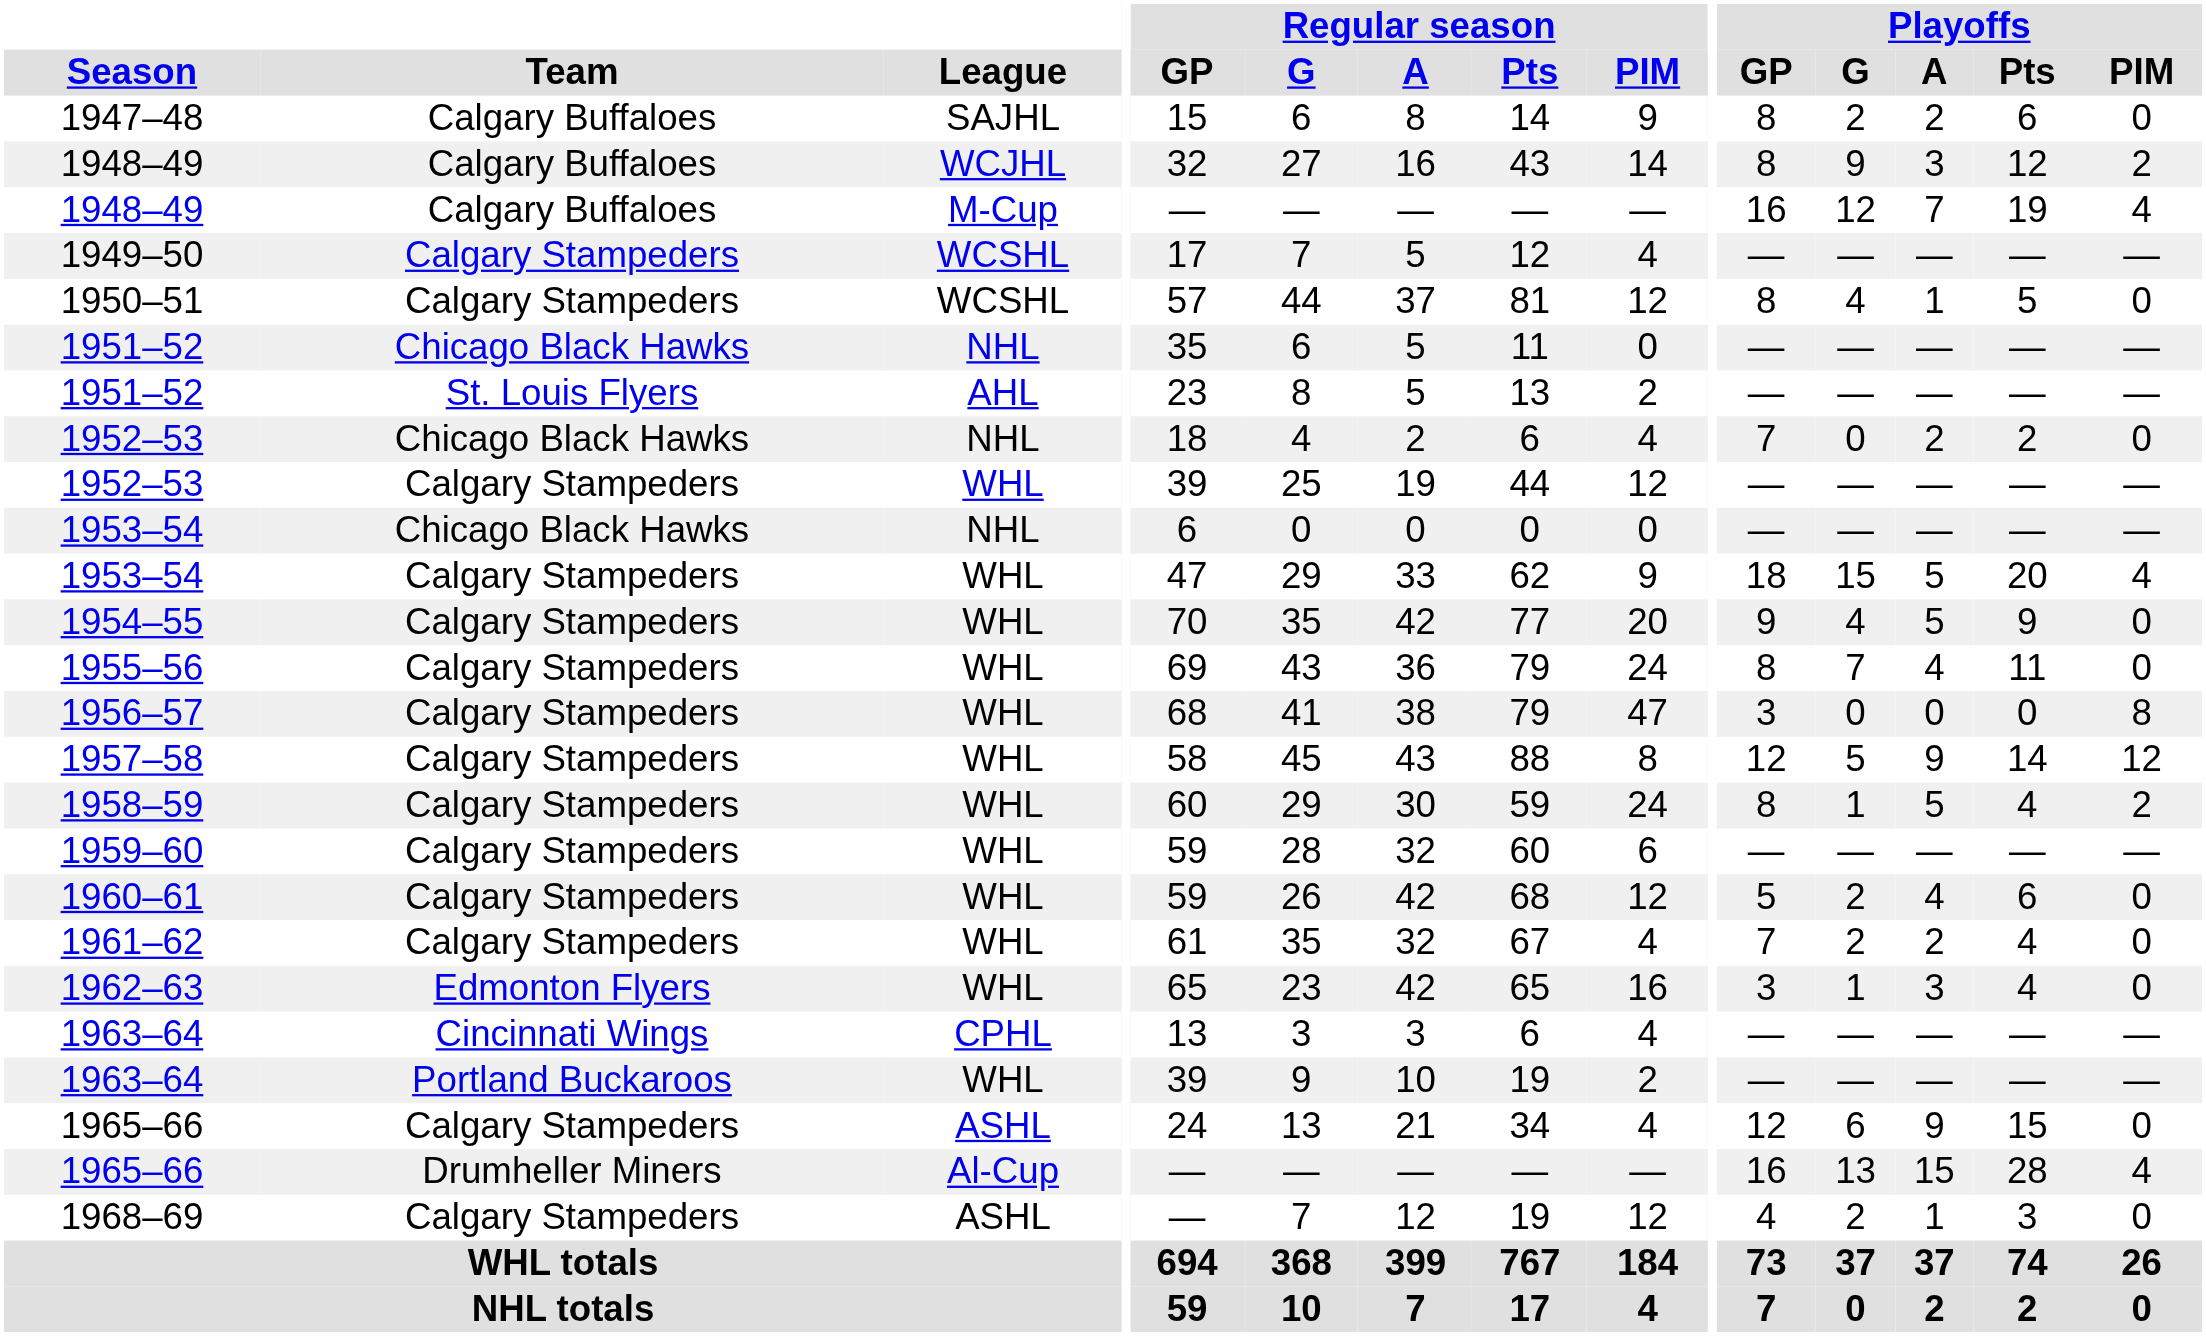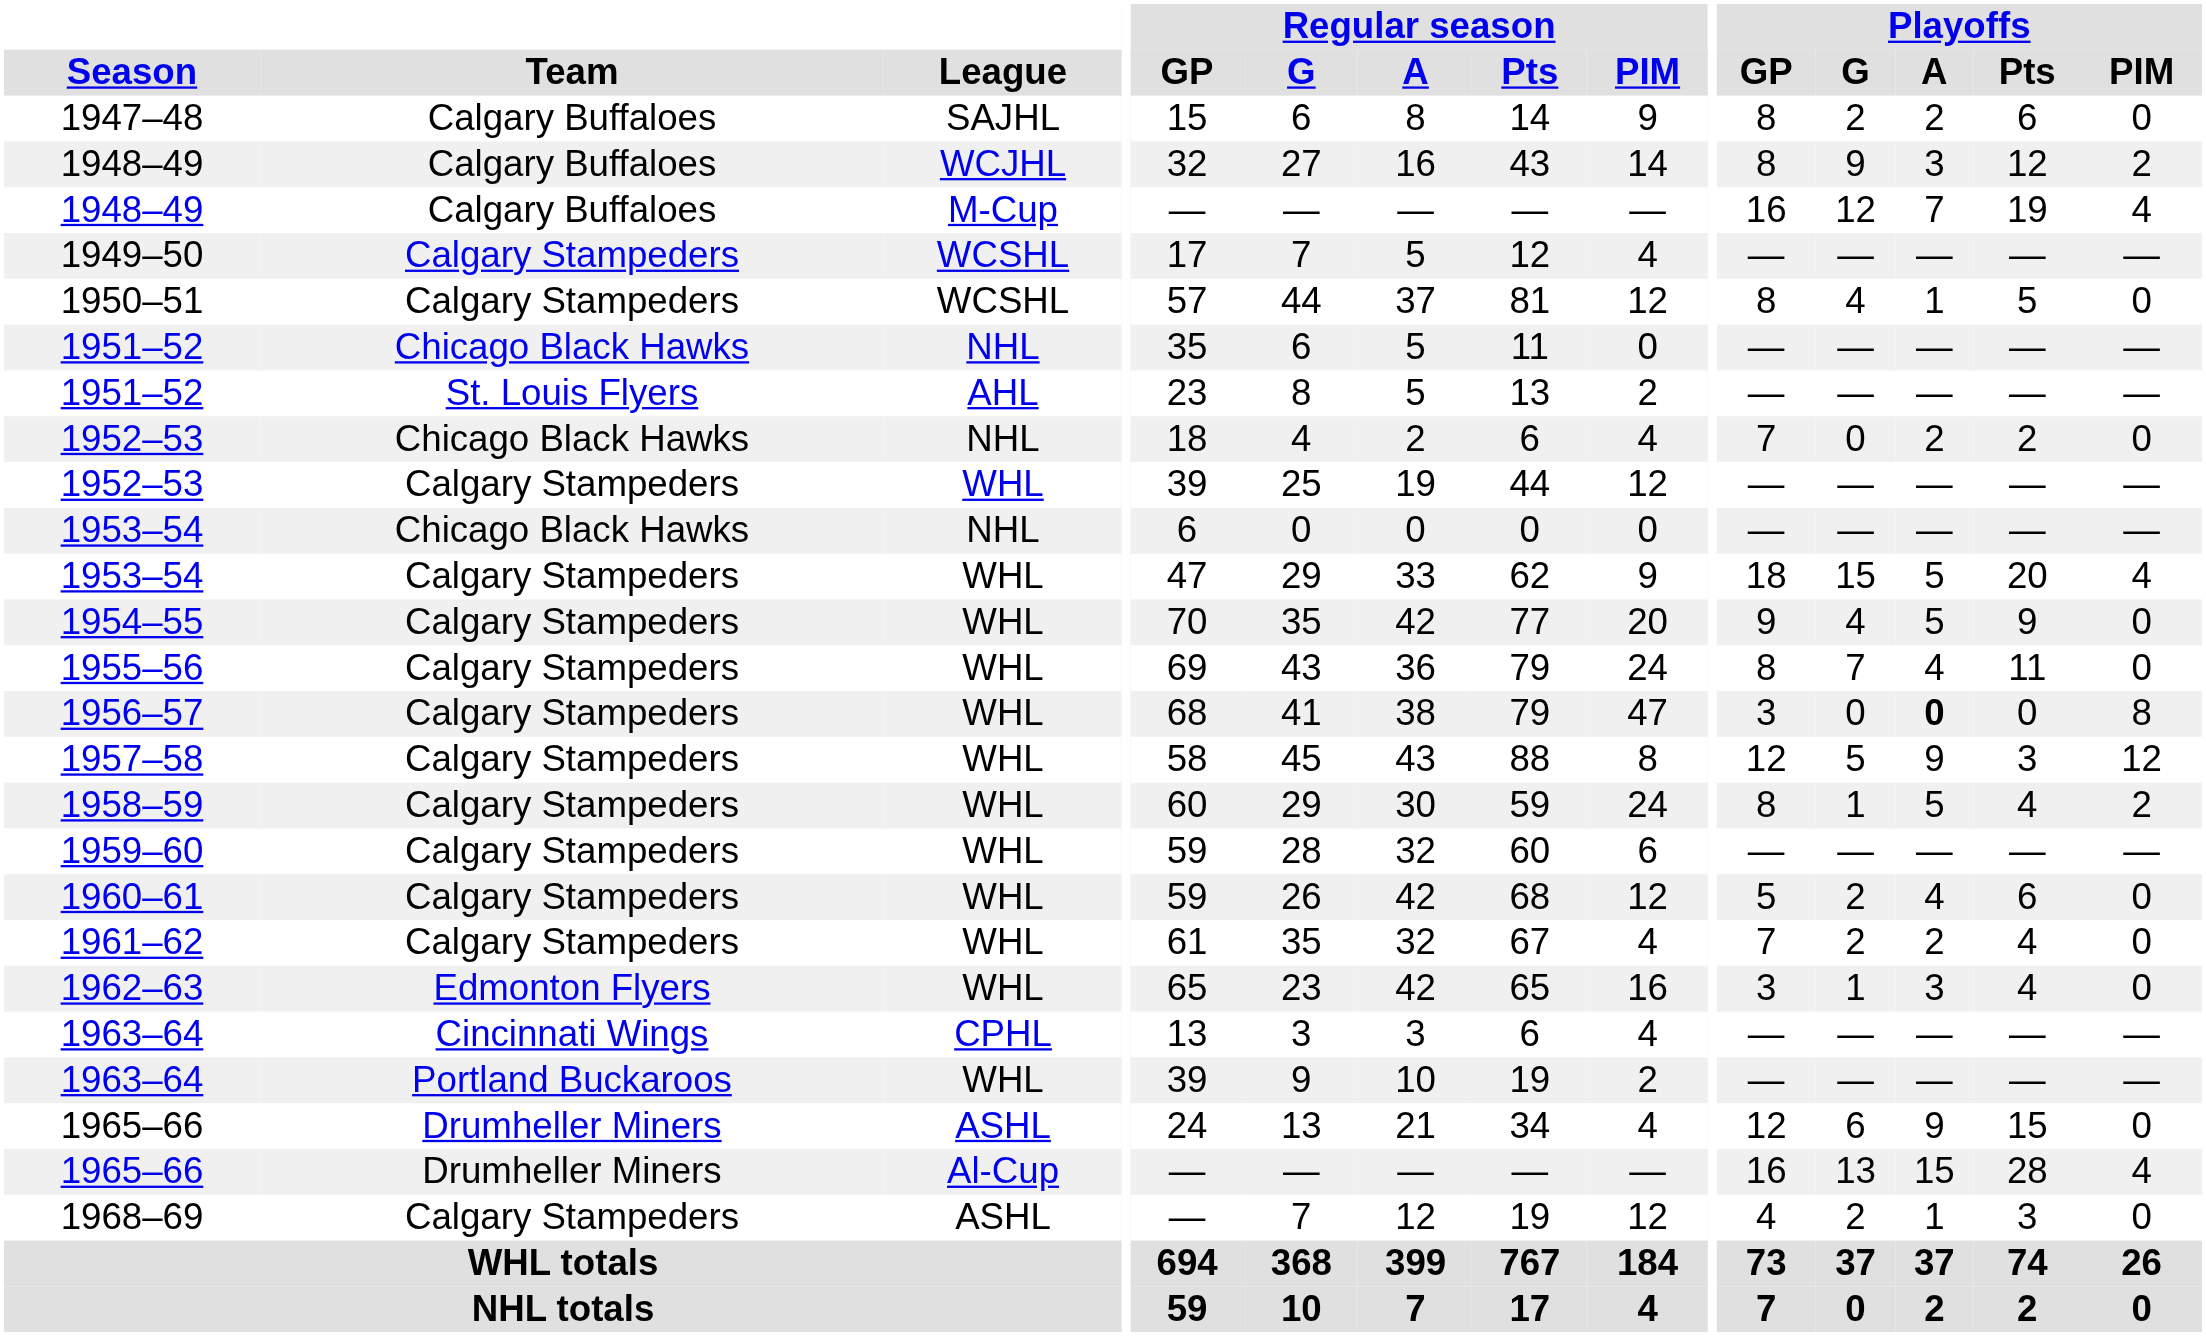(1934, 713) normal -> (1934, 713) bold
(2027, 759) 14 -> (2027, 759) 3
(572, 1125) Calgary Stampeders -> (572, 1125) Drumheller Miners
